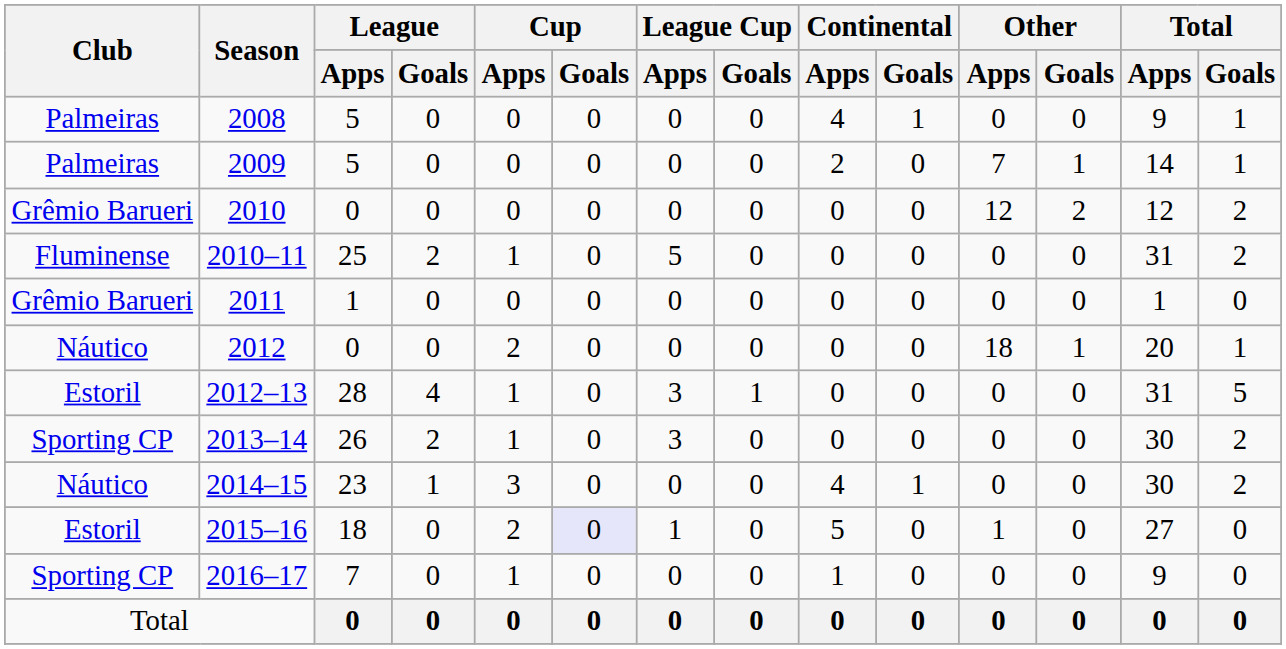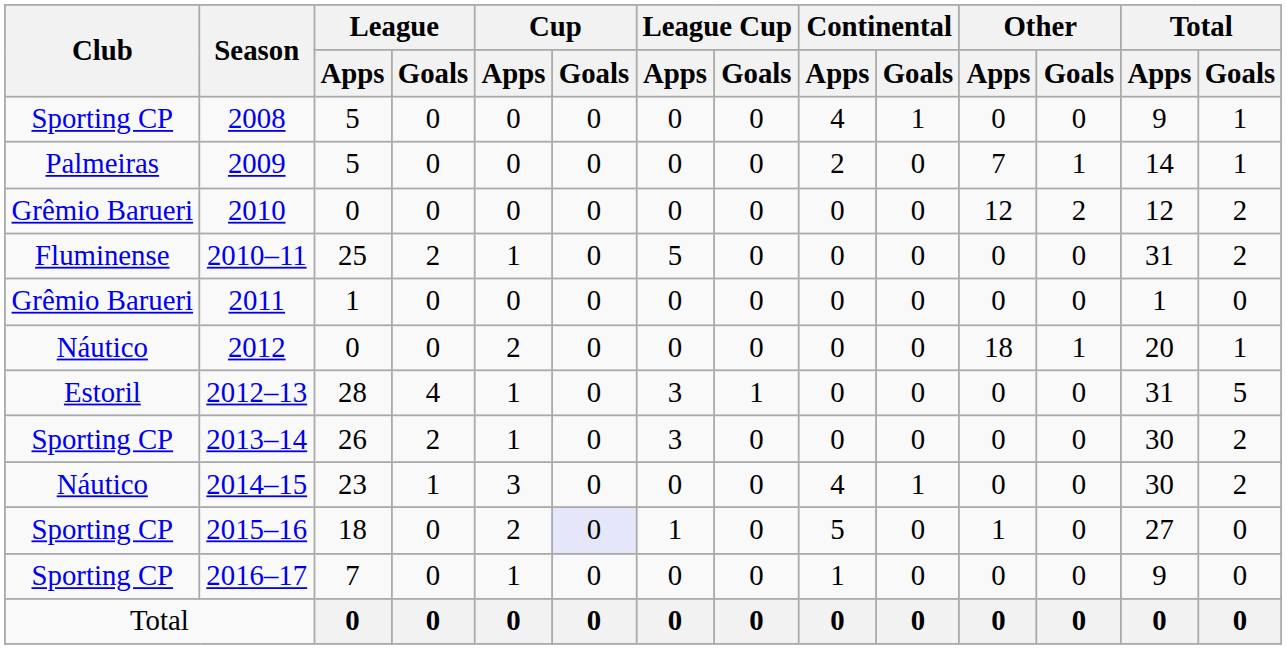(102, 118) Palmeiras -> (102, 118) Sporting CP
(102, 529) Estoril -> (102, 529) Sporting CP
